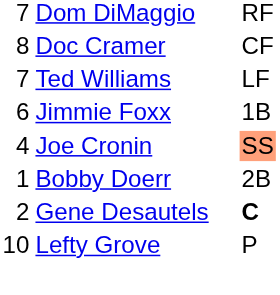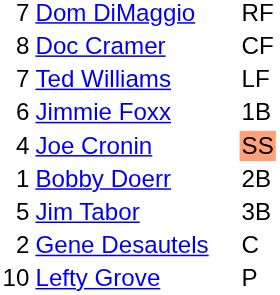+ row: (88, 212)
(250, 212) bold -> (250, 245) normal
